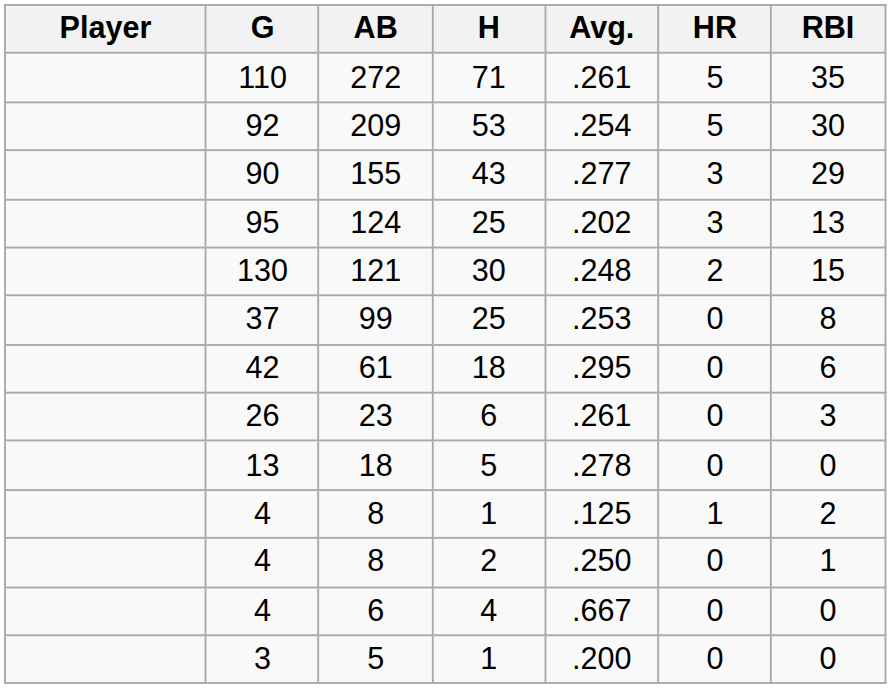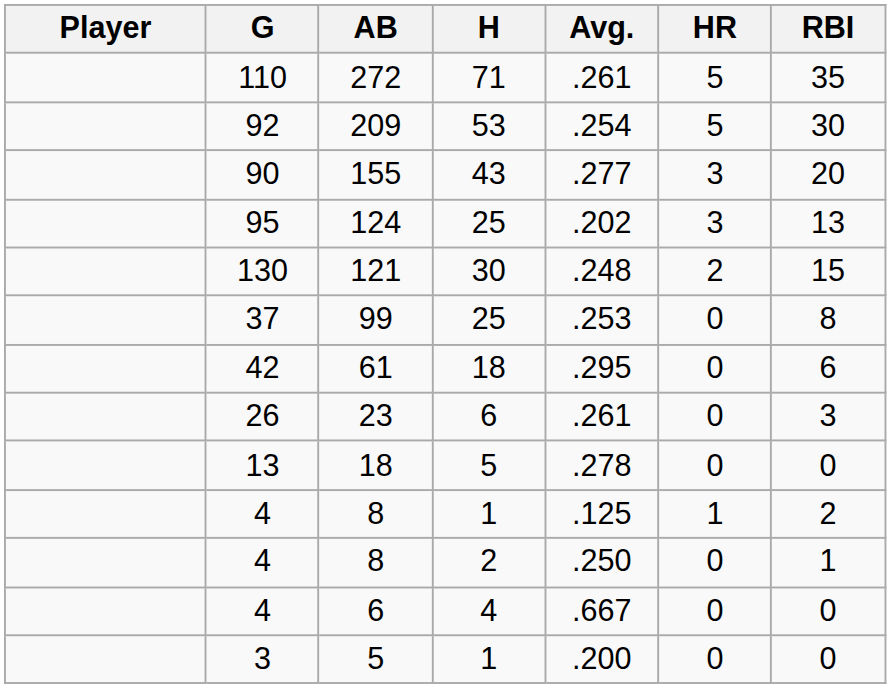(828, 174) 29 -> (828, 174) 20
